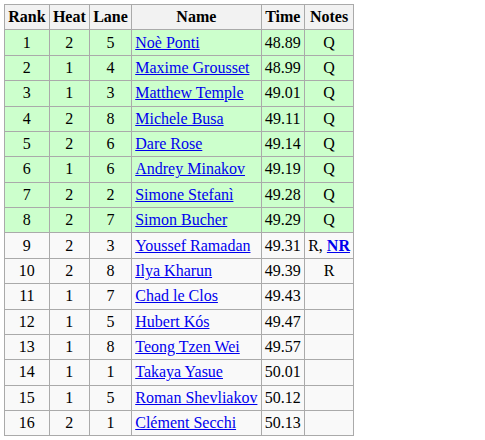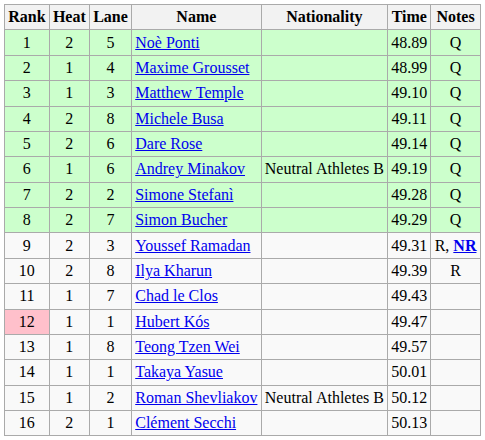+ column: (324, 17)
(283, 93) 49.01 -> (409, 93) 49.10
(27, 321) no background -> (27, 321) pink background
(110, 321) 5 -> (110, 321) 1
(110, 397) 5 -> (110, 397) 2
